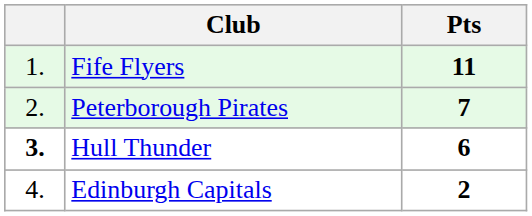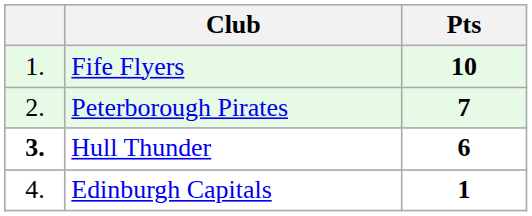(464, 66) 11 -> (464, 66) 10
(464, 189) 2 -> (464, 189) 1
